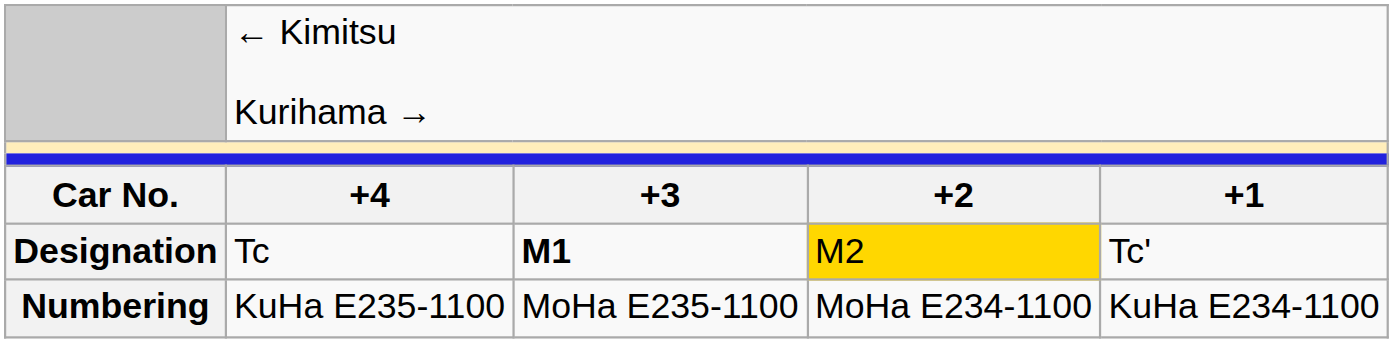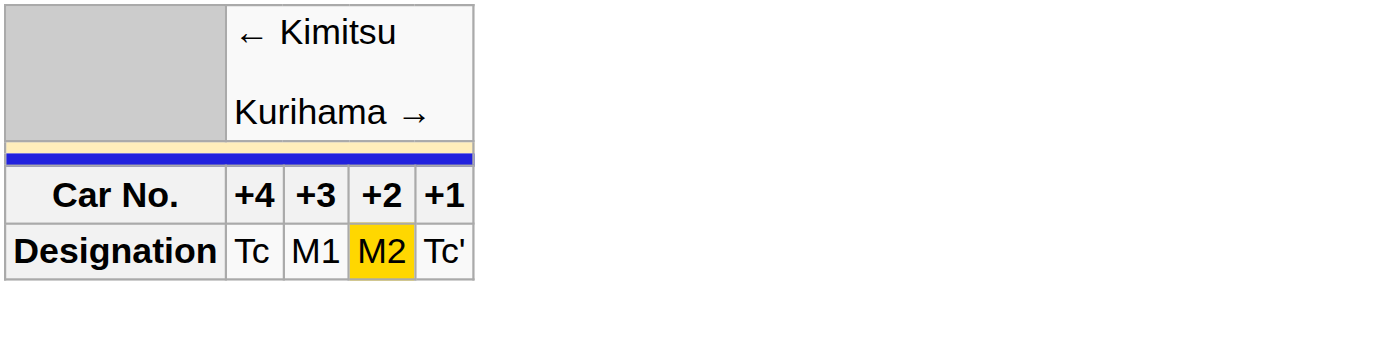(546, 250) bold -> (316, 250) normal
- row: (115, 307)
